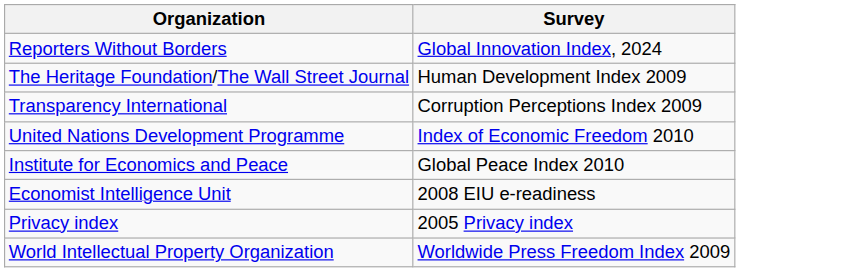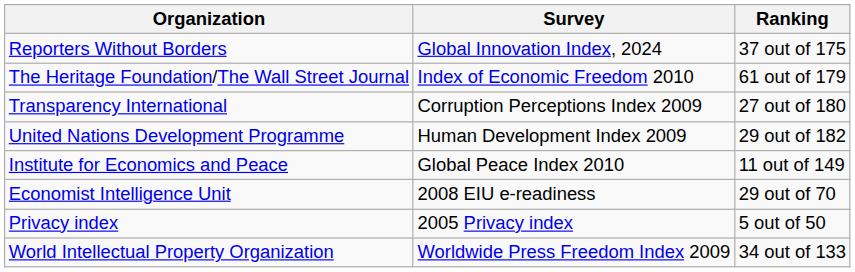+ column: (792, 19)
(552, 77) Human Development Index 2009 -> (556, 77) Index of Economic Freedom 2010
(556, 135) Index of Economic Freedom 2010 -> (552, 135) Human Development Index 2009
